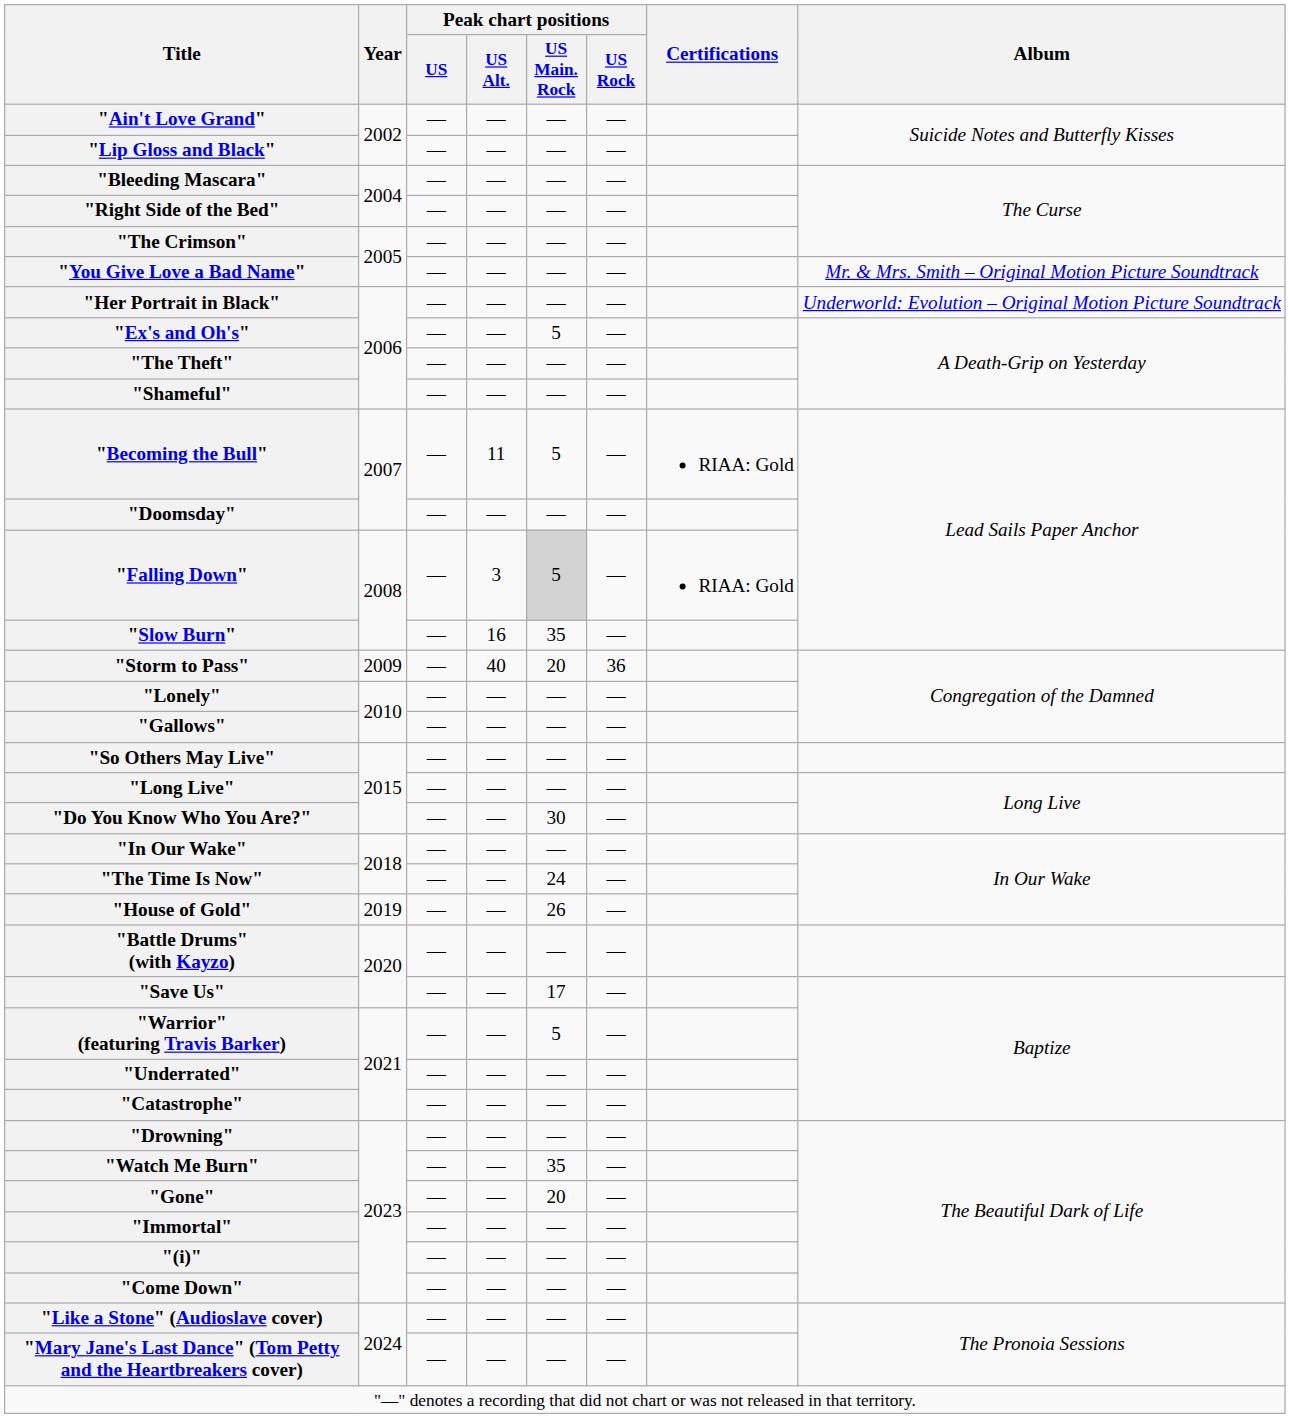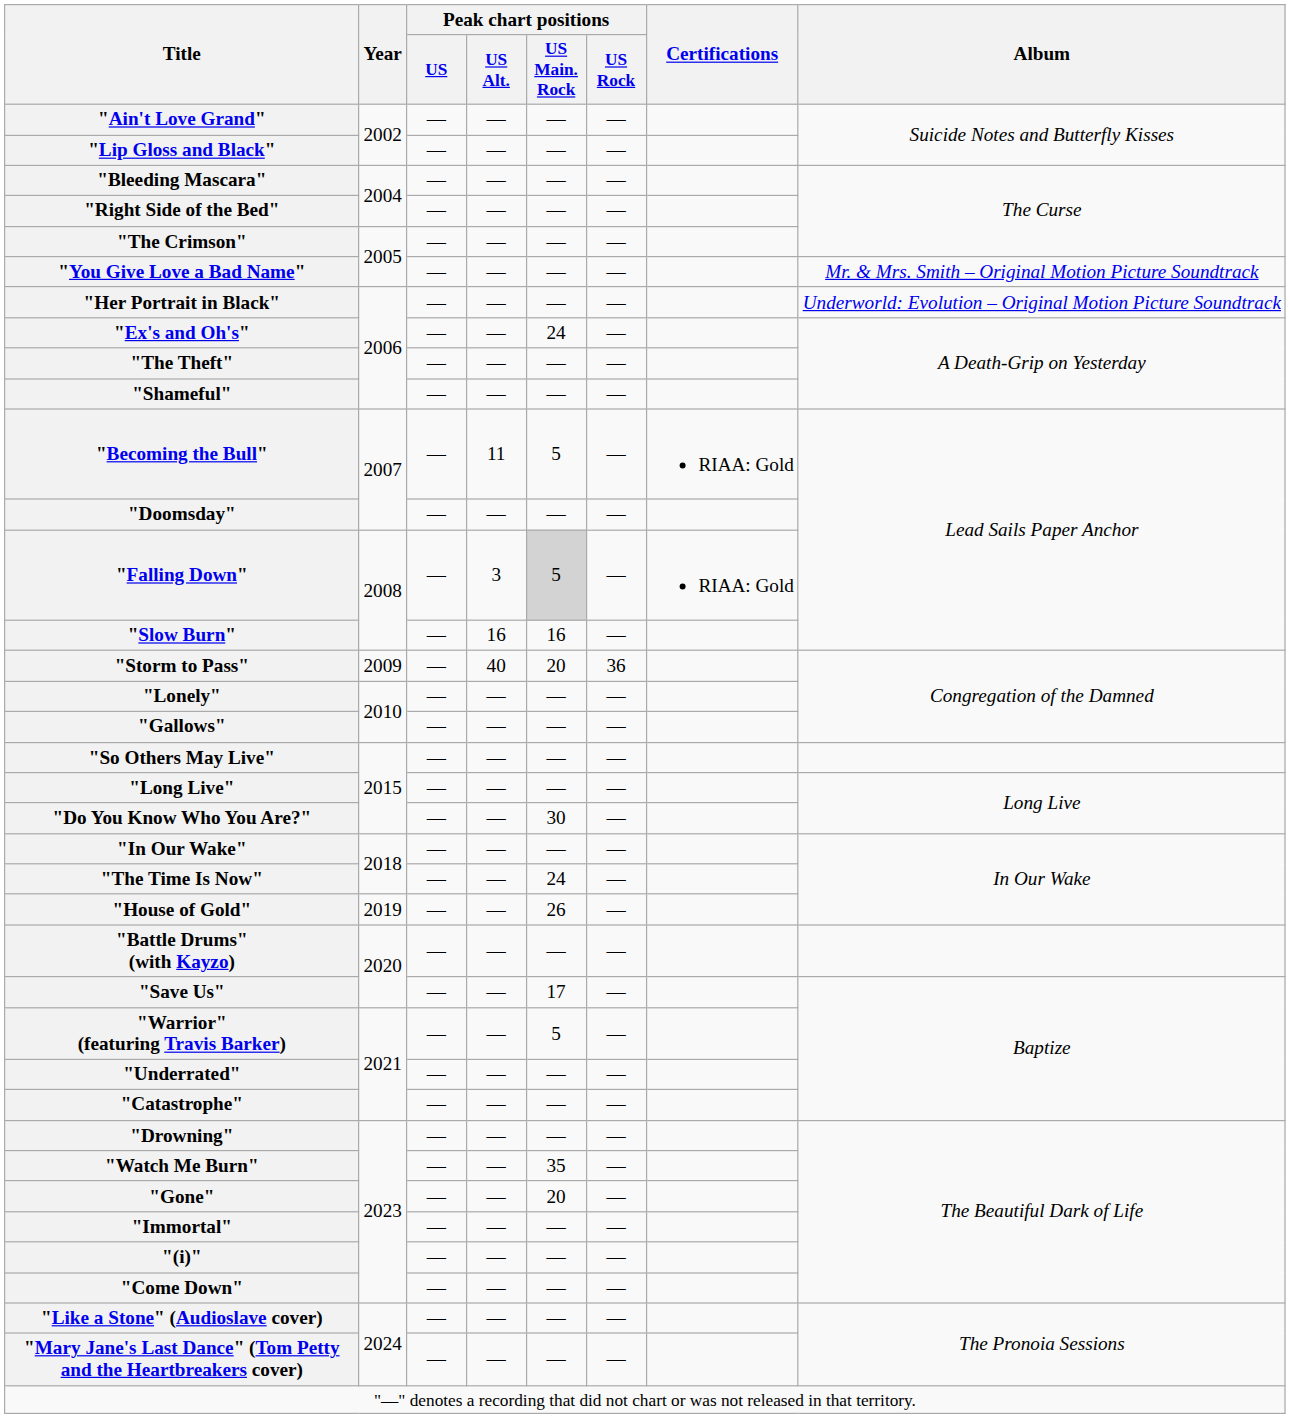(556, 332) 5 -> (556, 332) 24
(556, 635) 35 -> (556, 635) 16
